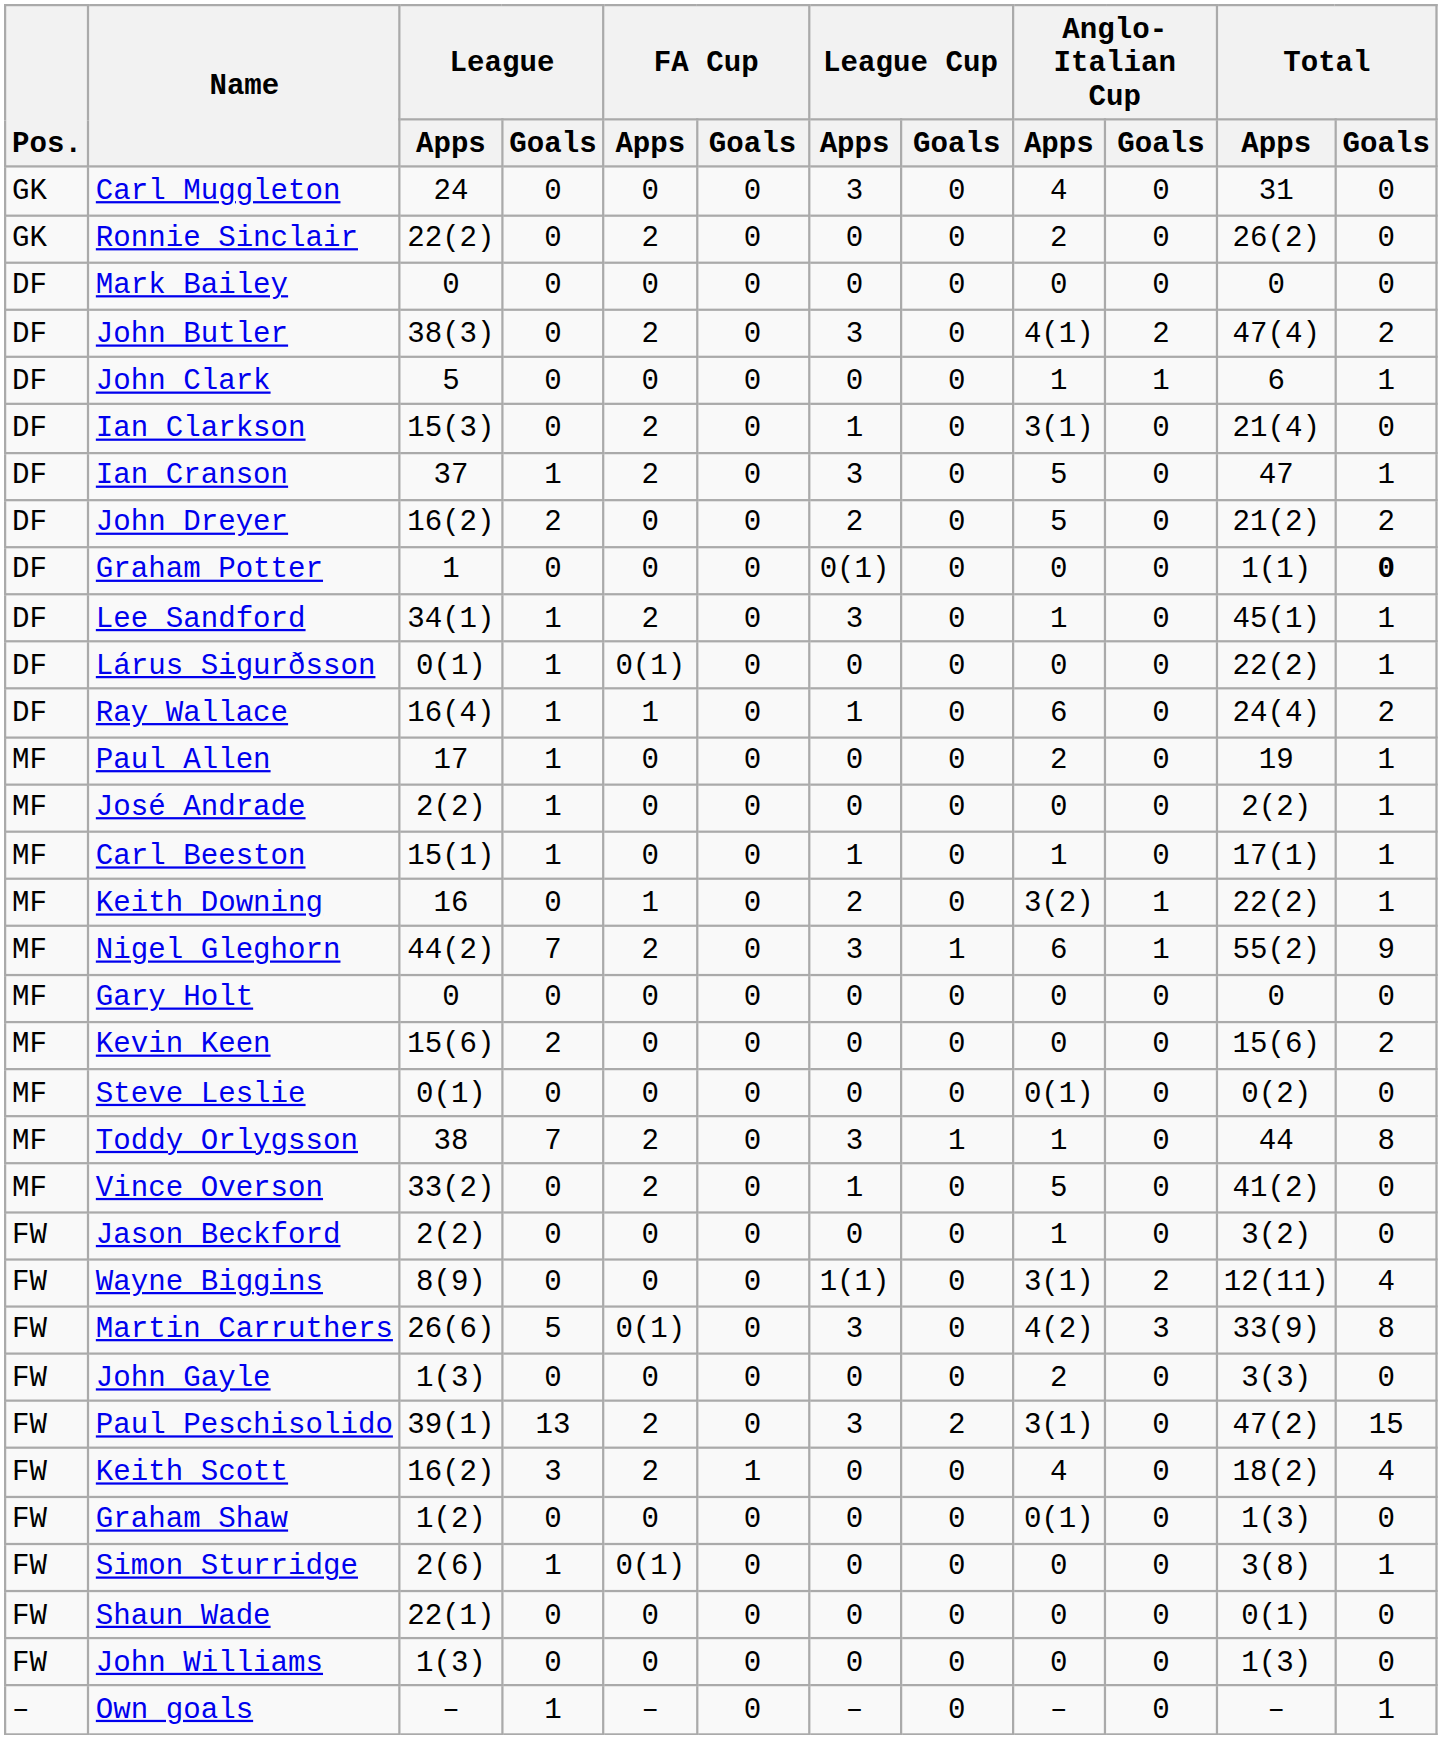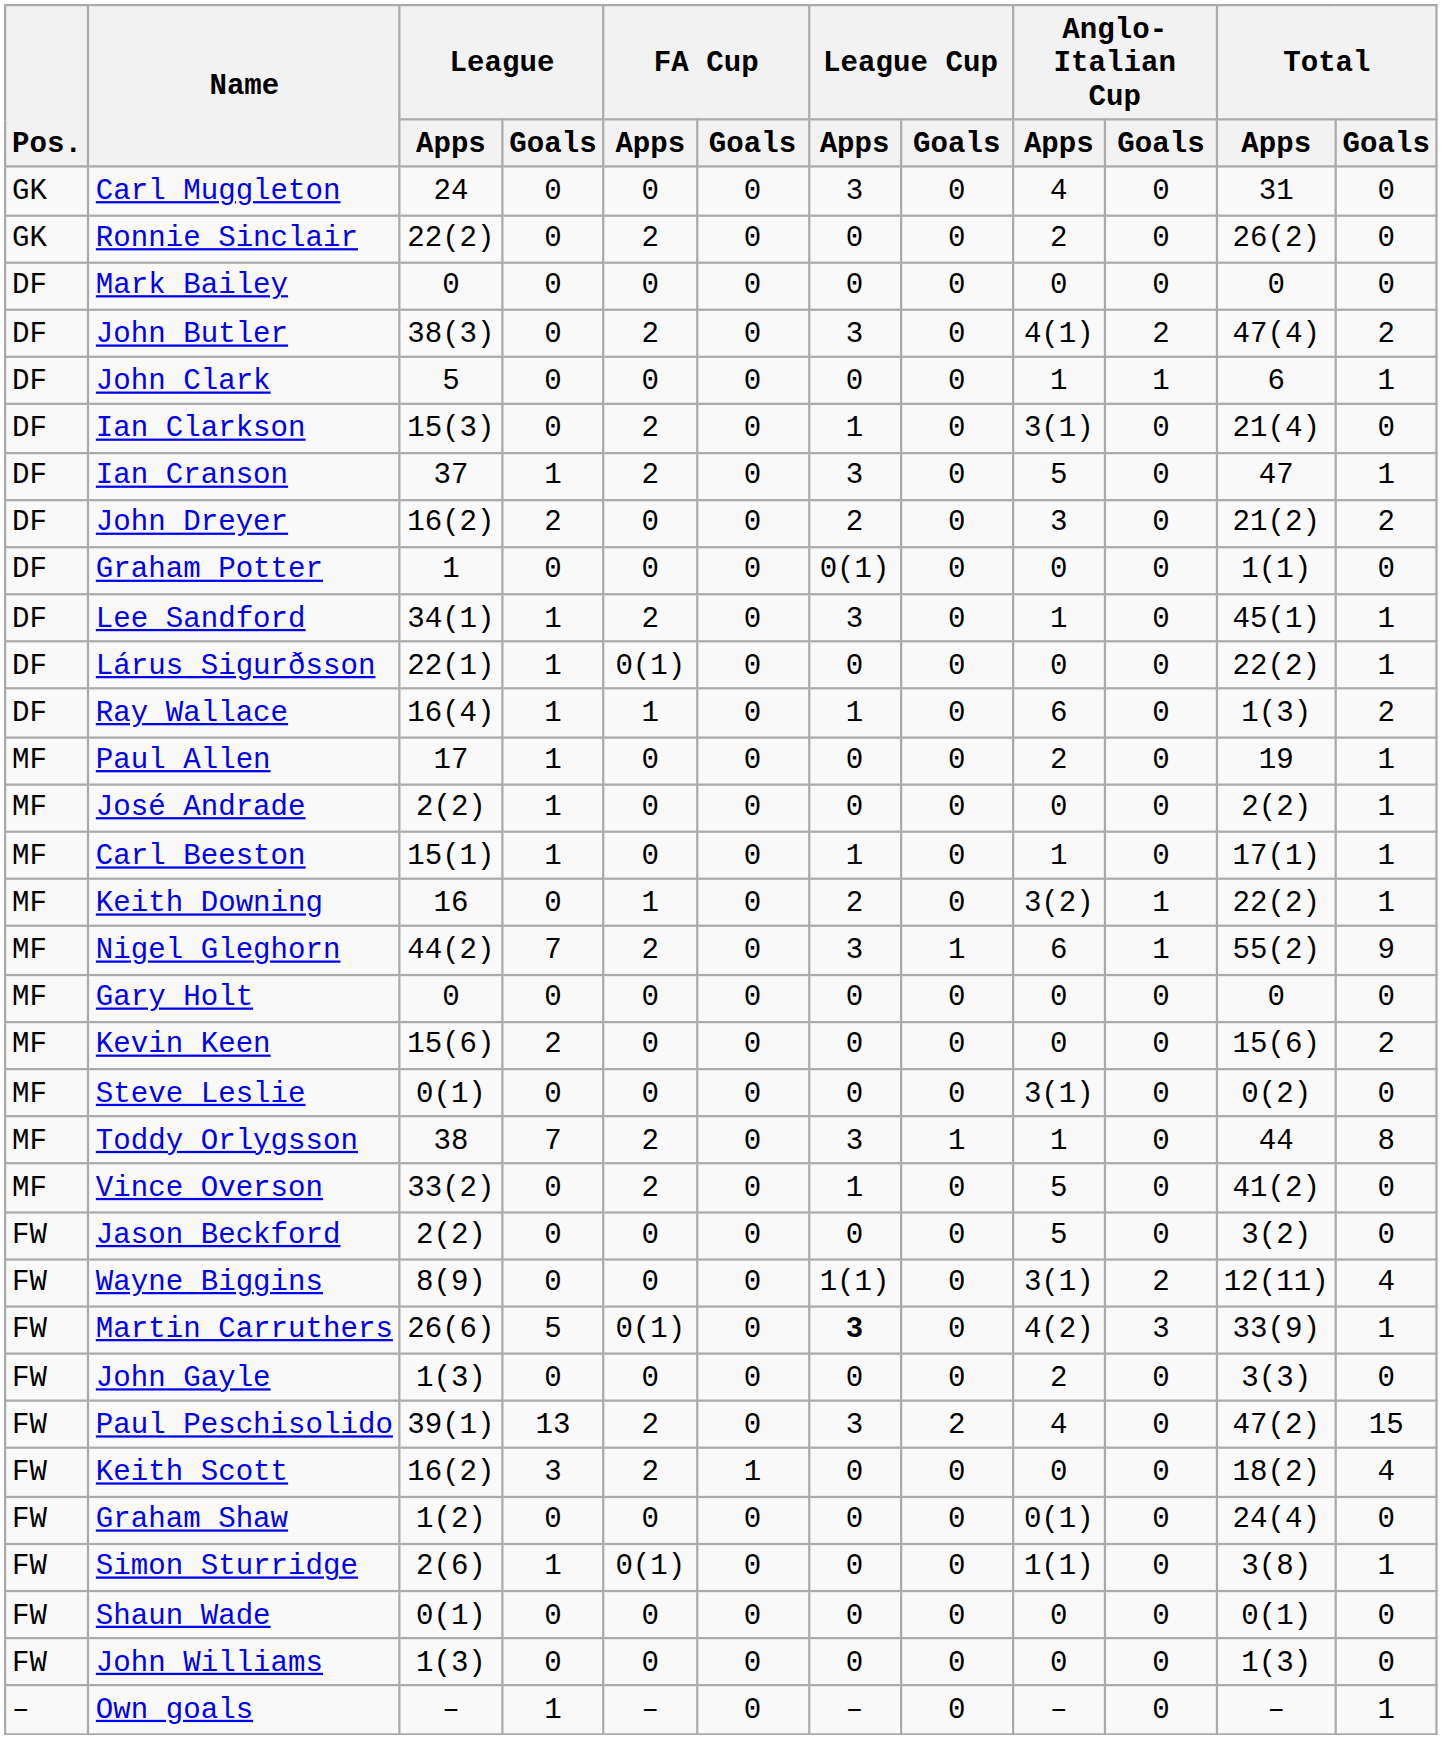(1059, 523) 5 -> (1059, 523) 3
(1386, 571) bold -> (1386, 571) normal
(451, 666) 0(1) -> (451, 666) 22(1)
(1276, 713) 24(4) -> (1276, 713) 1(3)
(1059, 1093) 0(1) -> (1059, 1093) 3(1)
(1059, 1235) 1 -> (1059, 1235) 5
(855, 1330) normal -> (855, 1330) bold
(1386, 1330) 8 -> (1386, 1330) 1
(1059, 1425) 3(1) -> (1059, 1425) 4
(1059, 1472) 4 -> (1059, 1472) 0
(1276, 1520) 1(3) -> (1276, 1520) 24(4)
(1059, 1567) 0 -> (1059, 1567) 1(1)
(451, 1615) 22(1) -> (451, 1615) 0(1)
